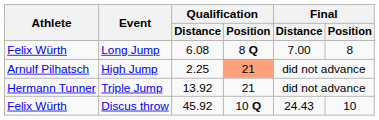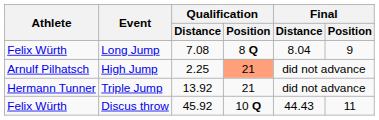(198, 50) 6.08 -> (198, 50) 7.08
(299, 50) 7.00 -> (299, 50) 8.04
(350, 50) 8 -> (350, 50) 9
(299, 106) 24.43 -> (299, 106) 44.43
(350, 106) 10 -> (350, 106) 11
